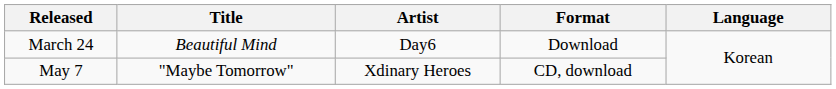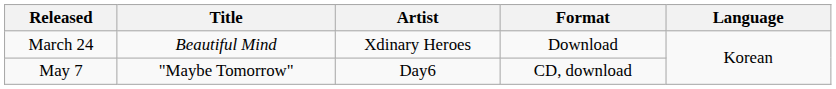(418, 44) Day6 -> (418, 44) Xdinary Heroes
(418, 71) Xdinary Heroes -> (418, 71) Day6
